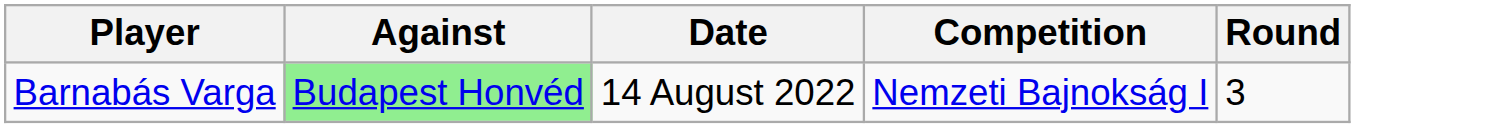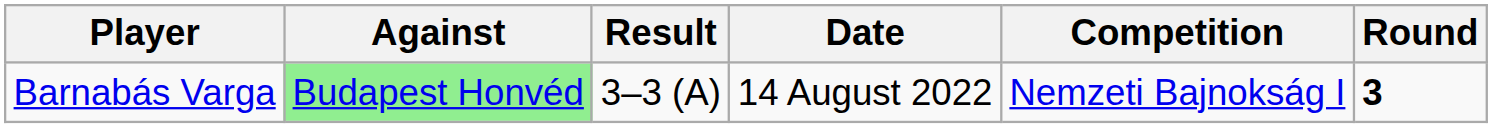+ column: (661, 33)
(1235, 91) normal -> (1372, 91) bold
